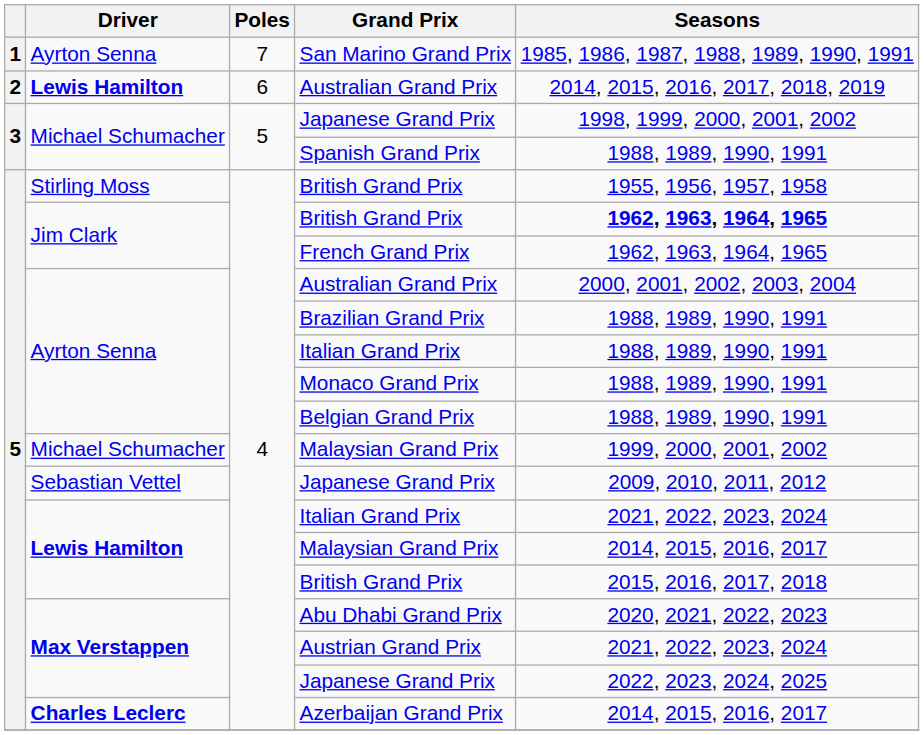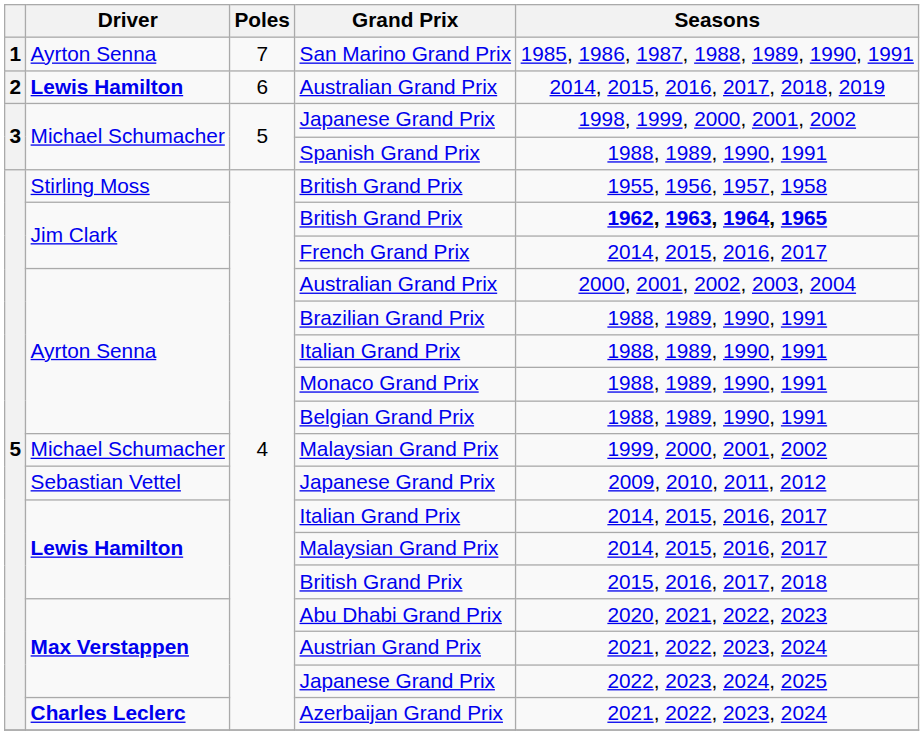(717, 251) 1962, 1963, 1964, 1965 -> (717, 251) 2014, 2015, 2016, 2017
(717, 515) 2021, 2022, 2023, 2024 -> (717, 515) 2014, 2015, 2016, 2017
(717, 713) 2014, 2015, 2016, 2017 -> (717, 713) 2021, 2022, 2023, 2024
